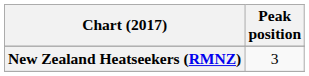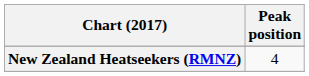(275, 58) 3 -> (275, 58) 4
